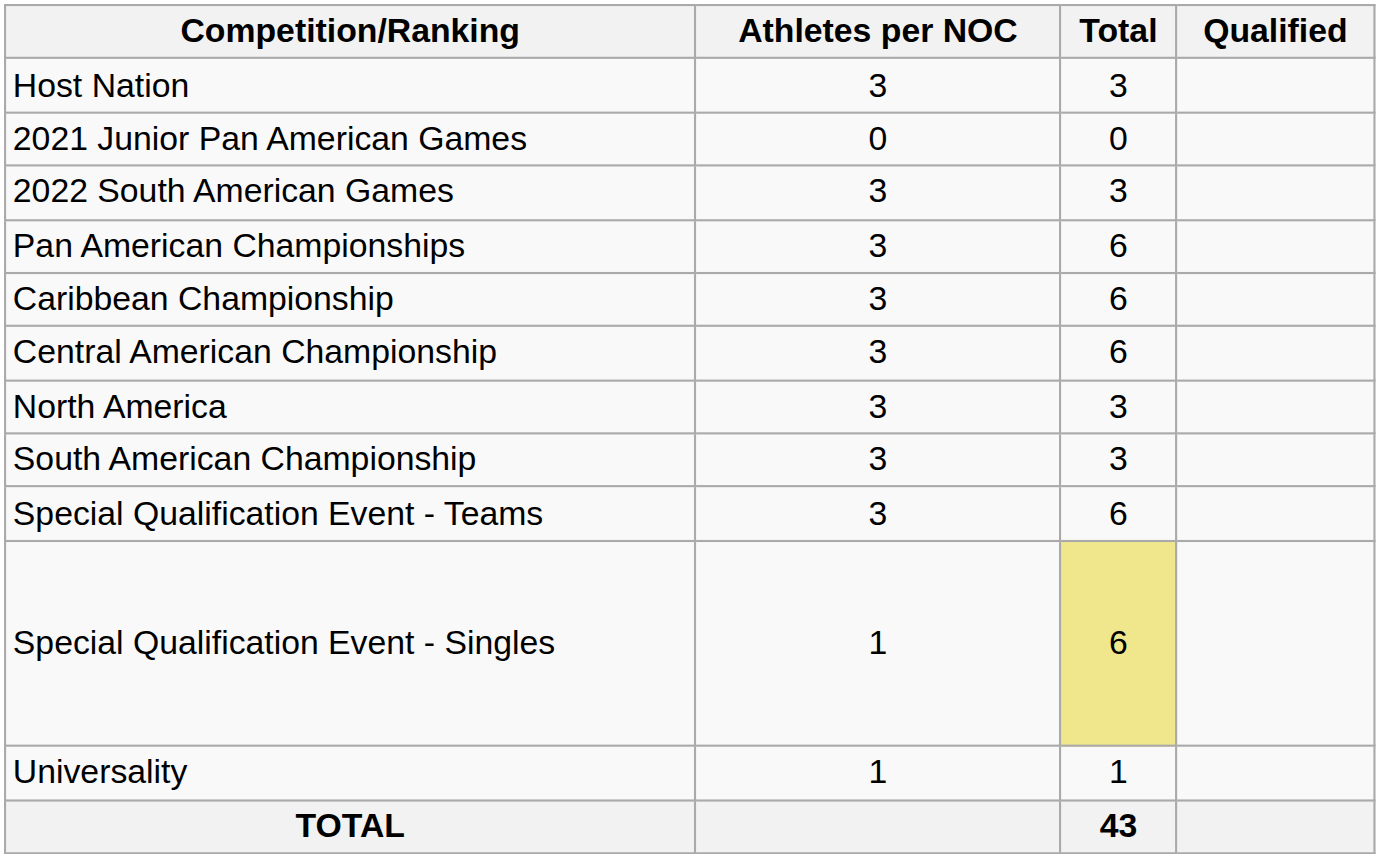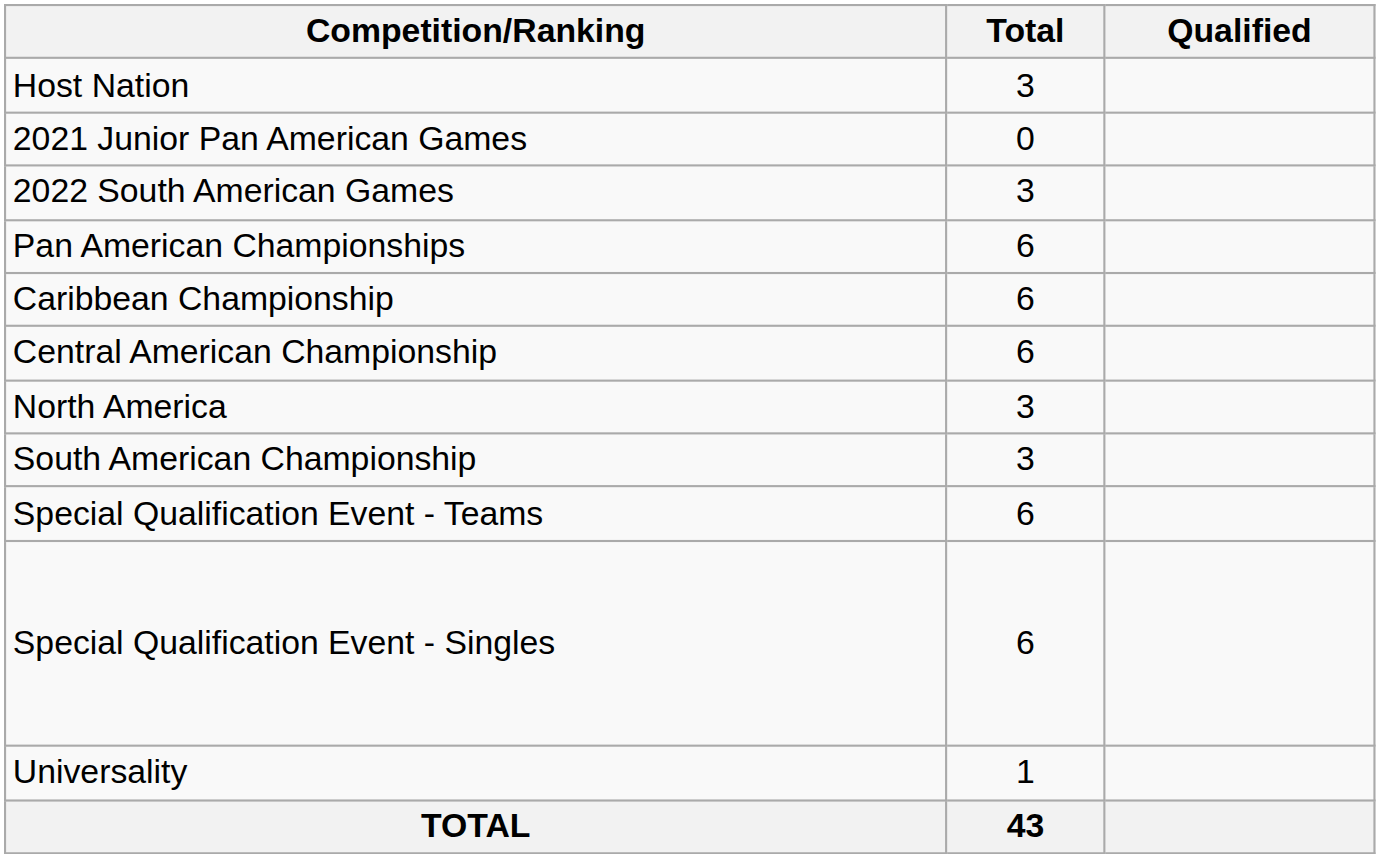- column: (878, 31)
(1118, 642) khaki background -> (1025, 642) no background
